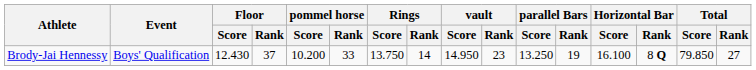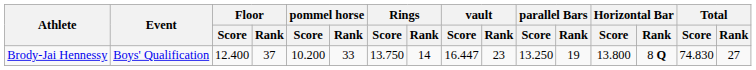(232, 55) 12.430 -> (232, 55) 12.400
(462, 55) 14.950 -> (462, 55) 16.447
(614, 55) 16.100 -> (614, 55) 13.800
(697, 55) 79.850 -> (697, 55) 74.830
